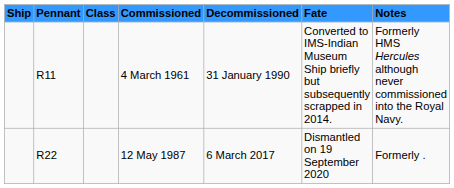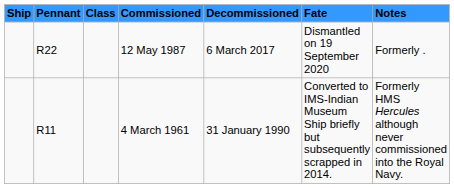rows swapped: (155, 75) <-> (153, 156)
